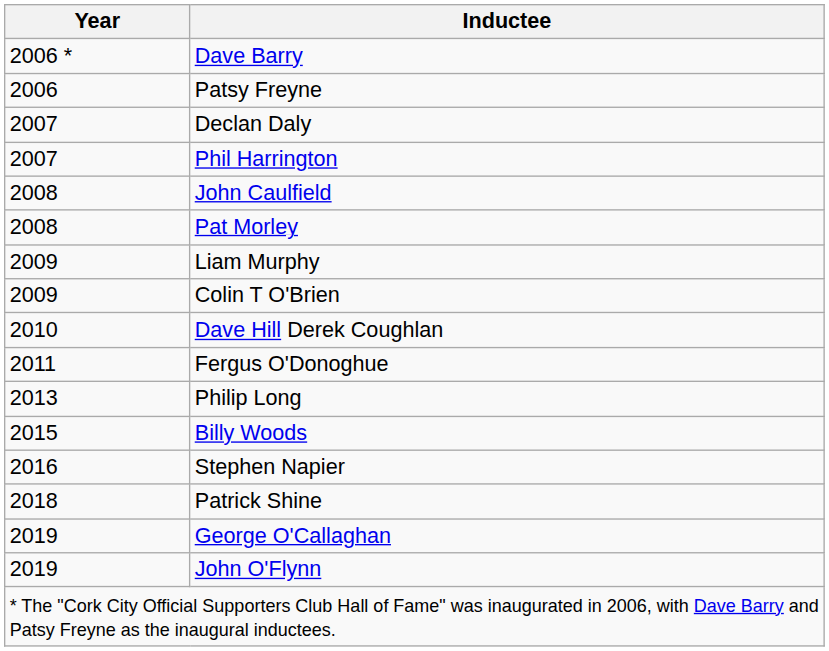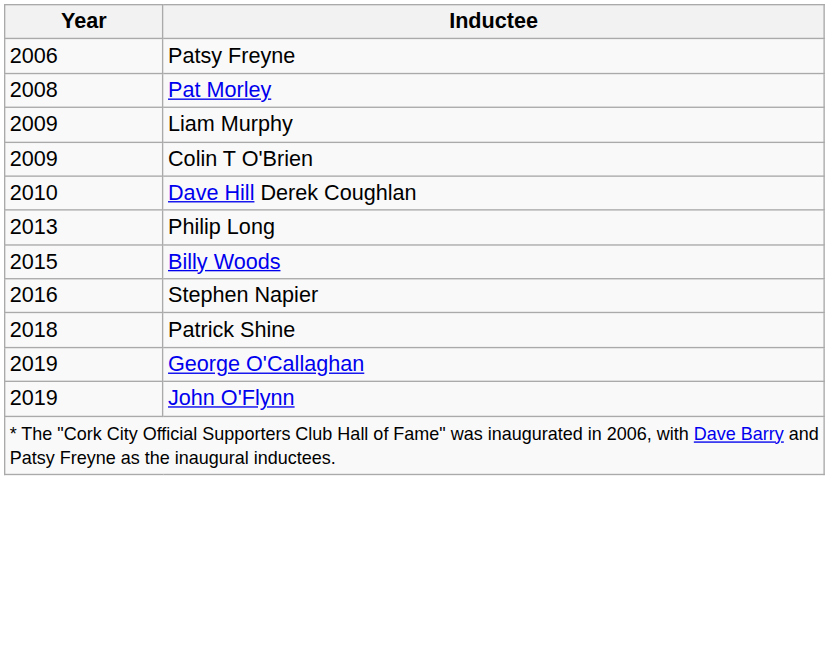- row: (249, 55)
- row: (253, 124)
- row: (266, 158)
- row: (263, 192)
- row: (292, 364)
